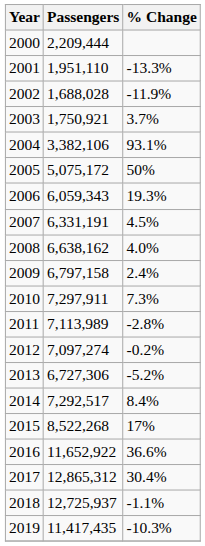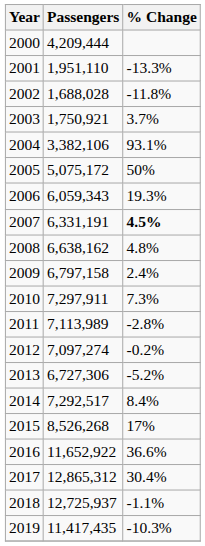(78, 43) 2,209,444 -> (78, 43) 4,209,444
(149, 94) -11.9% -> (149, 94) -11.8%
(143, 221) normal -> (144, 221) bold
(143, 247) 4.0% -> (143, 247) 4.8%
(78, 426) 8,522,268 -> (78, 426) 8,526,268
